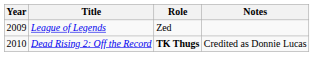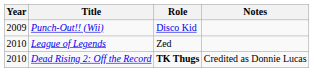+ row: (67, 28)
(17, 28) 2009 -> (17, 43) 2010
